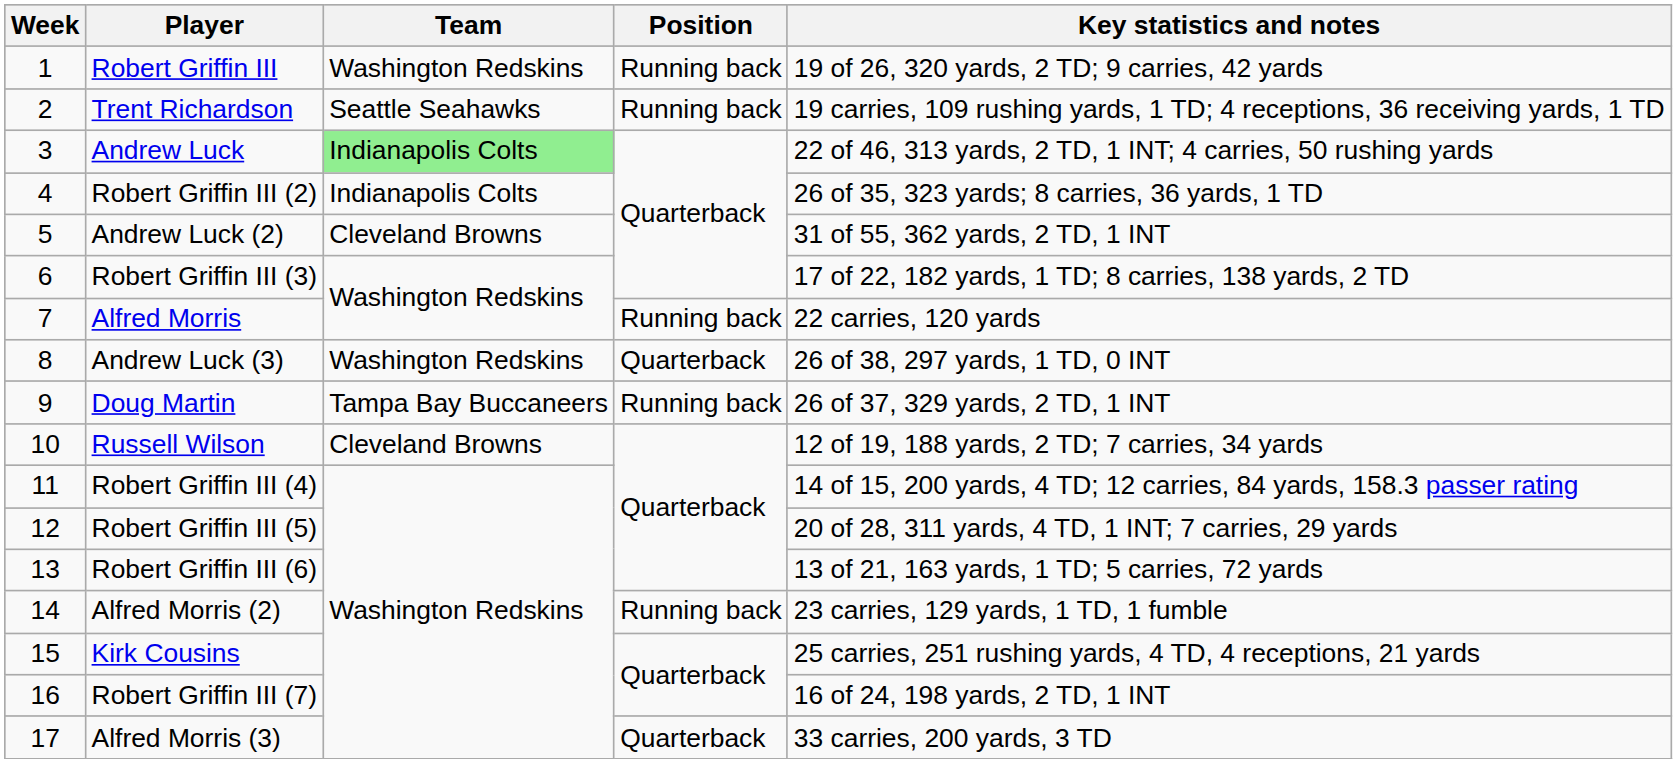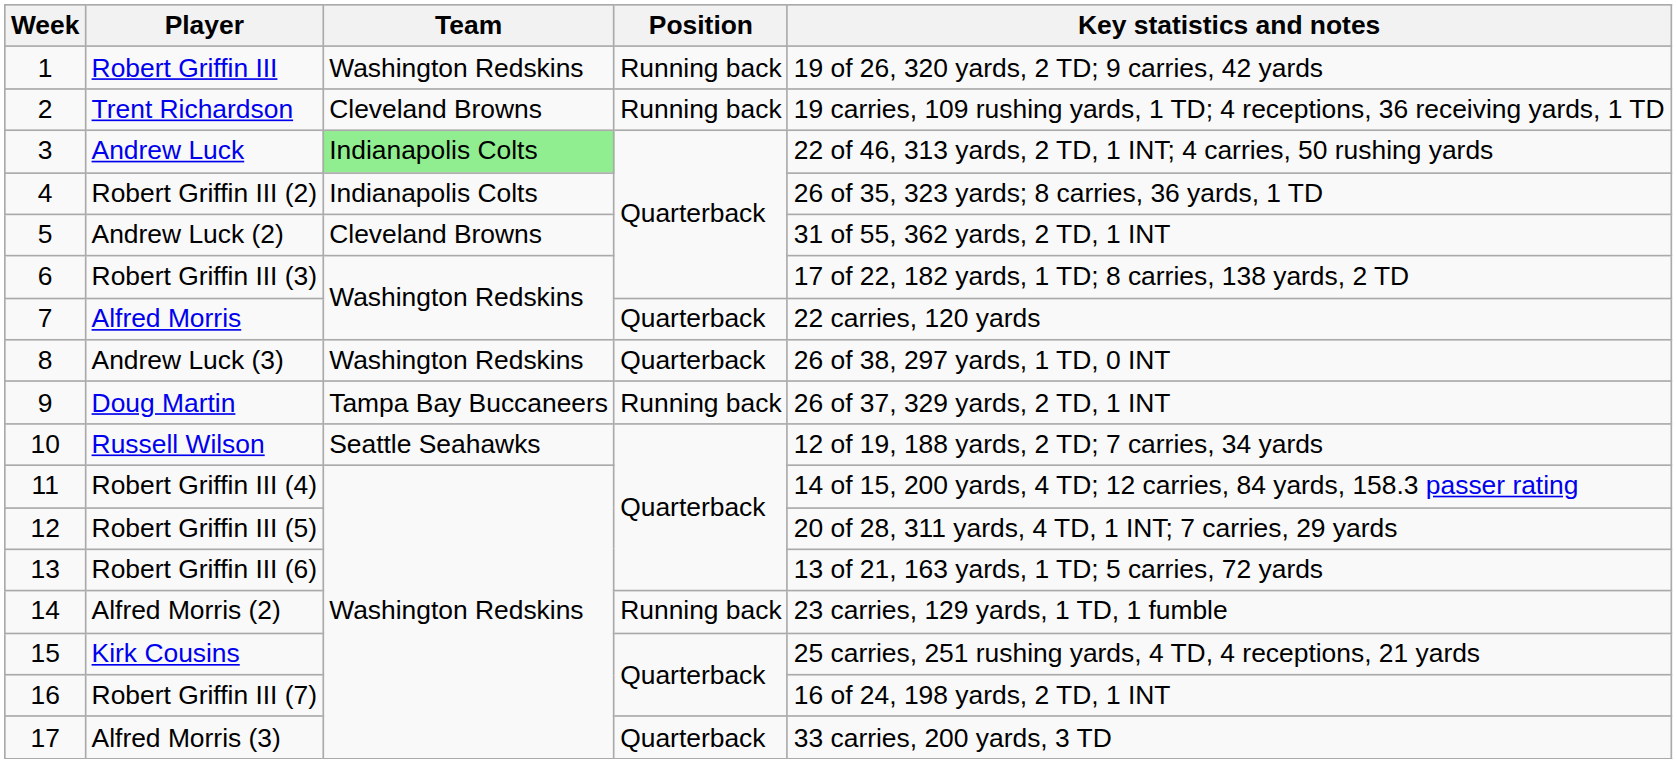(435, 109) Seattle Seahawks -> (436, 109) Cleveland Browns
(701, 318) Running back -> (693, 318) Quarterback
(436, 444) Cleveland Browns -> (435, 444) Seattle Seahawks
